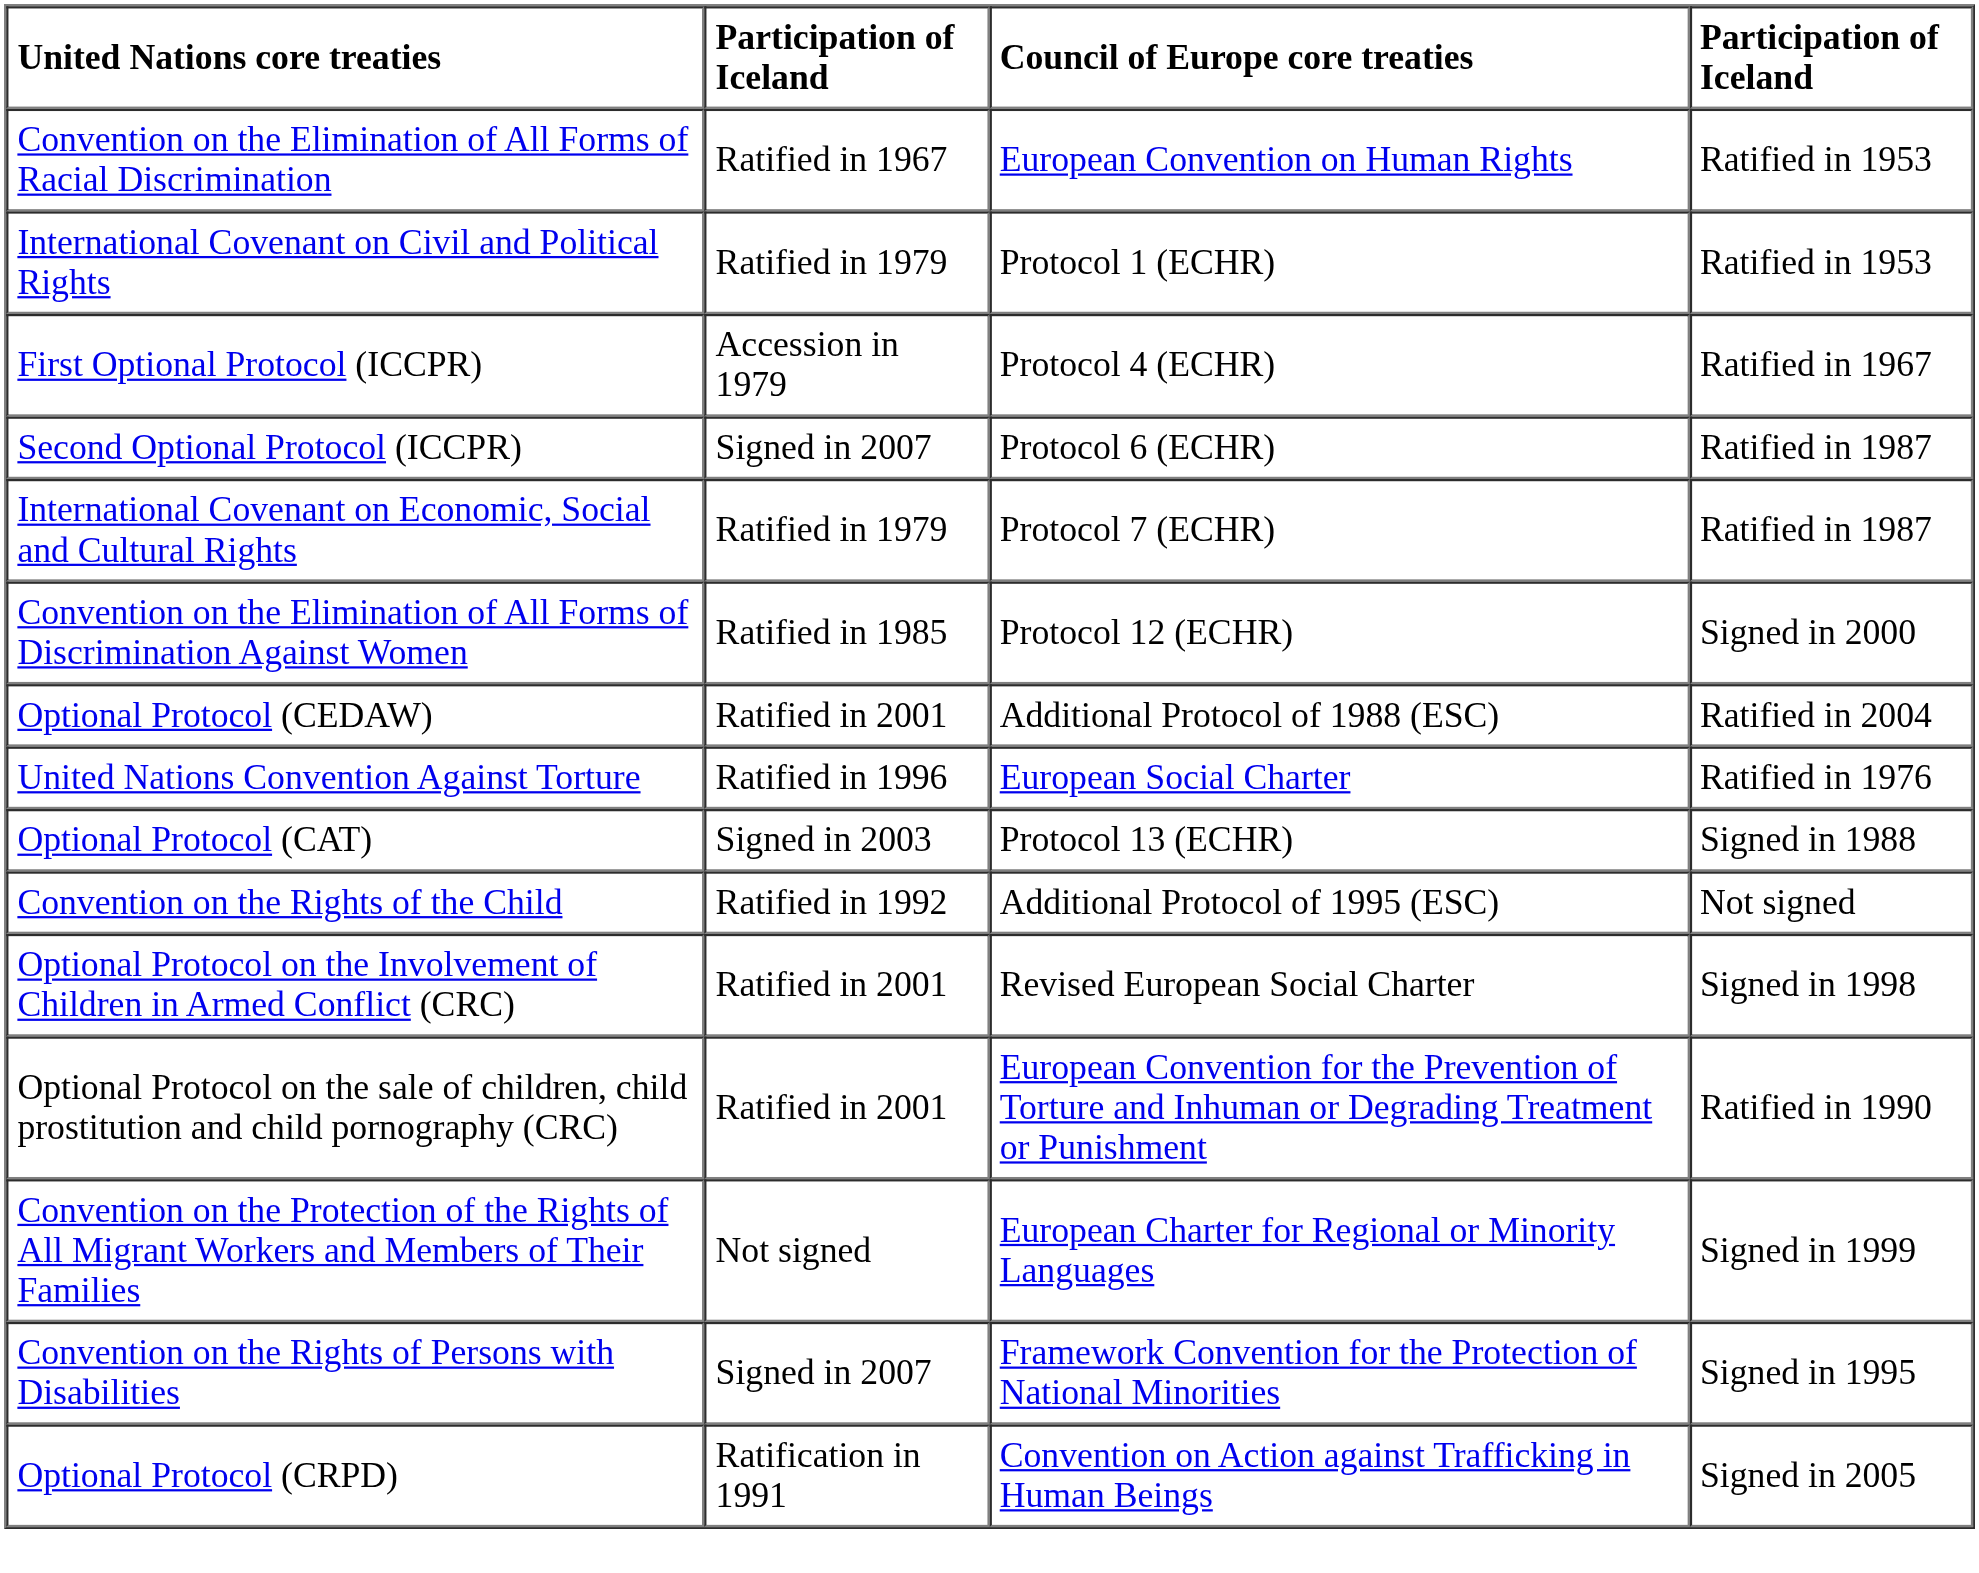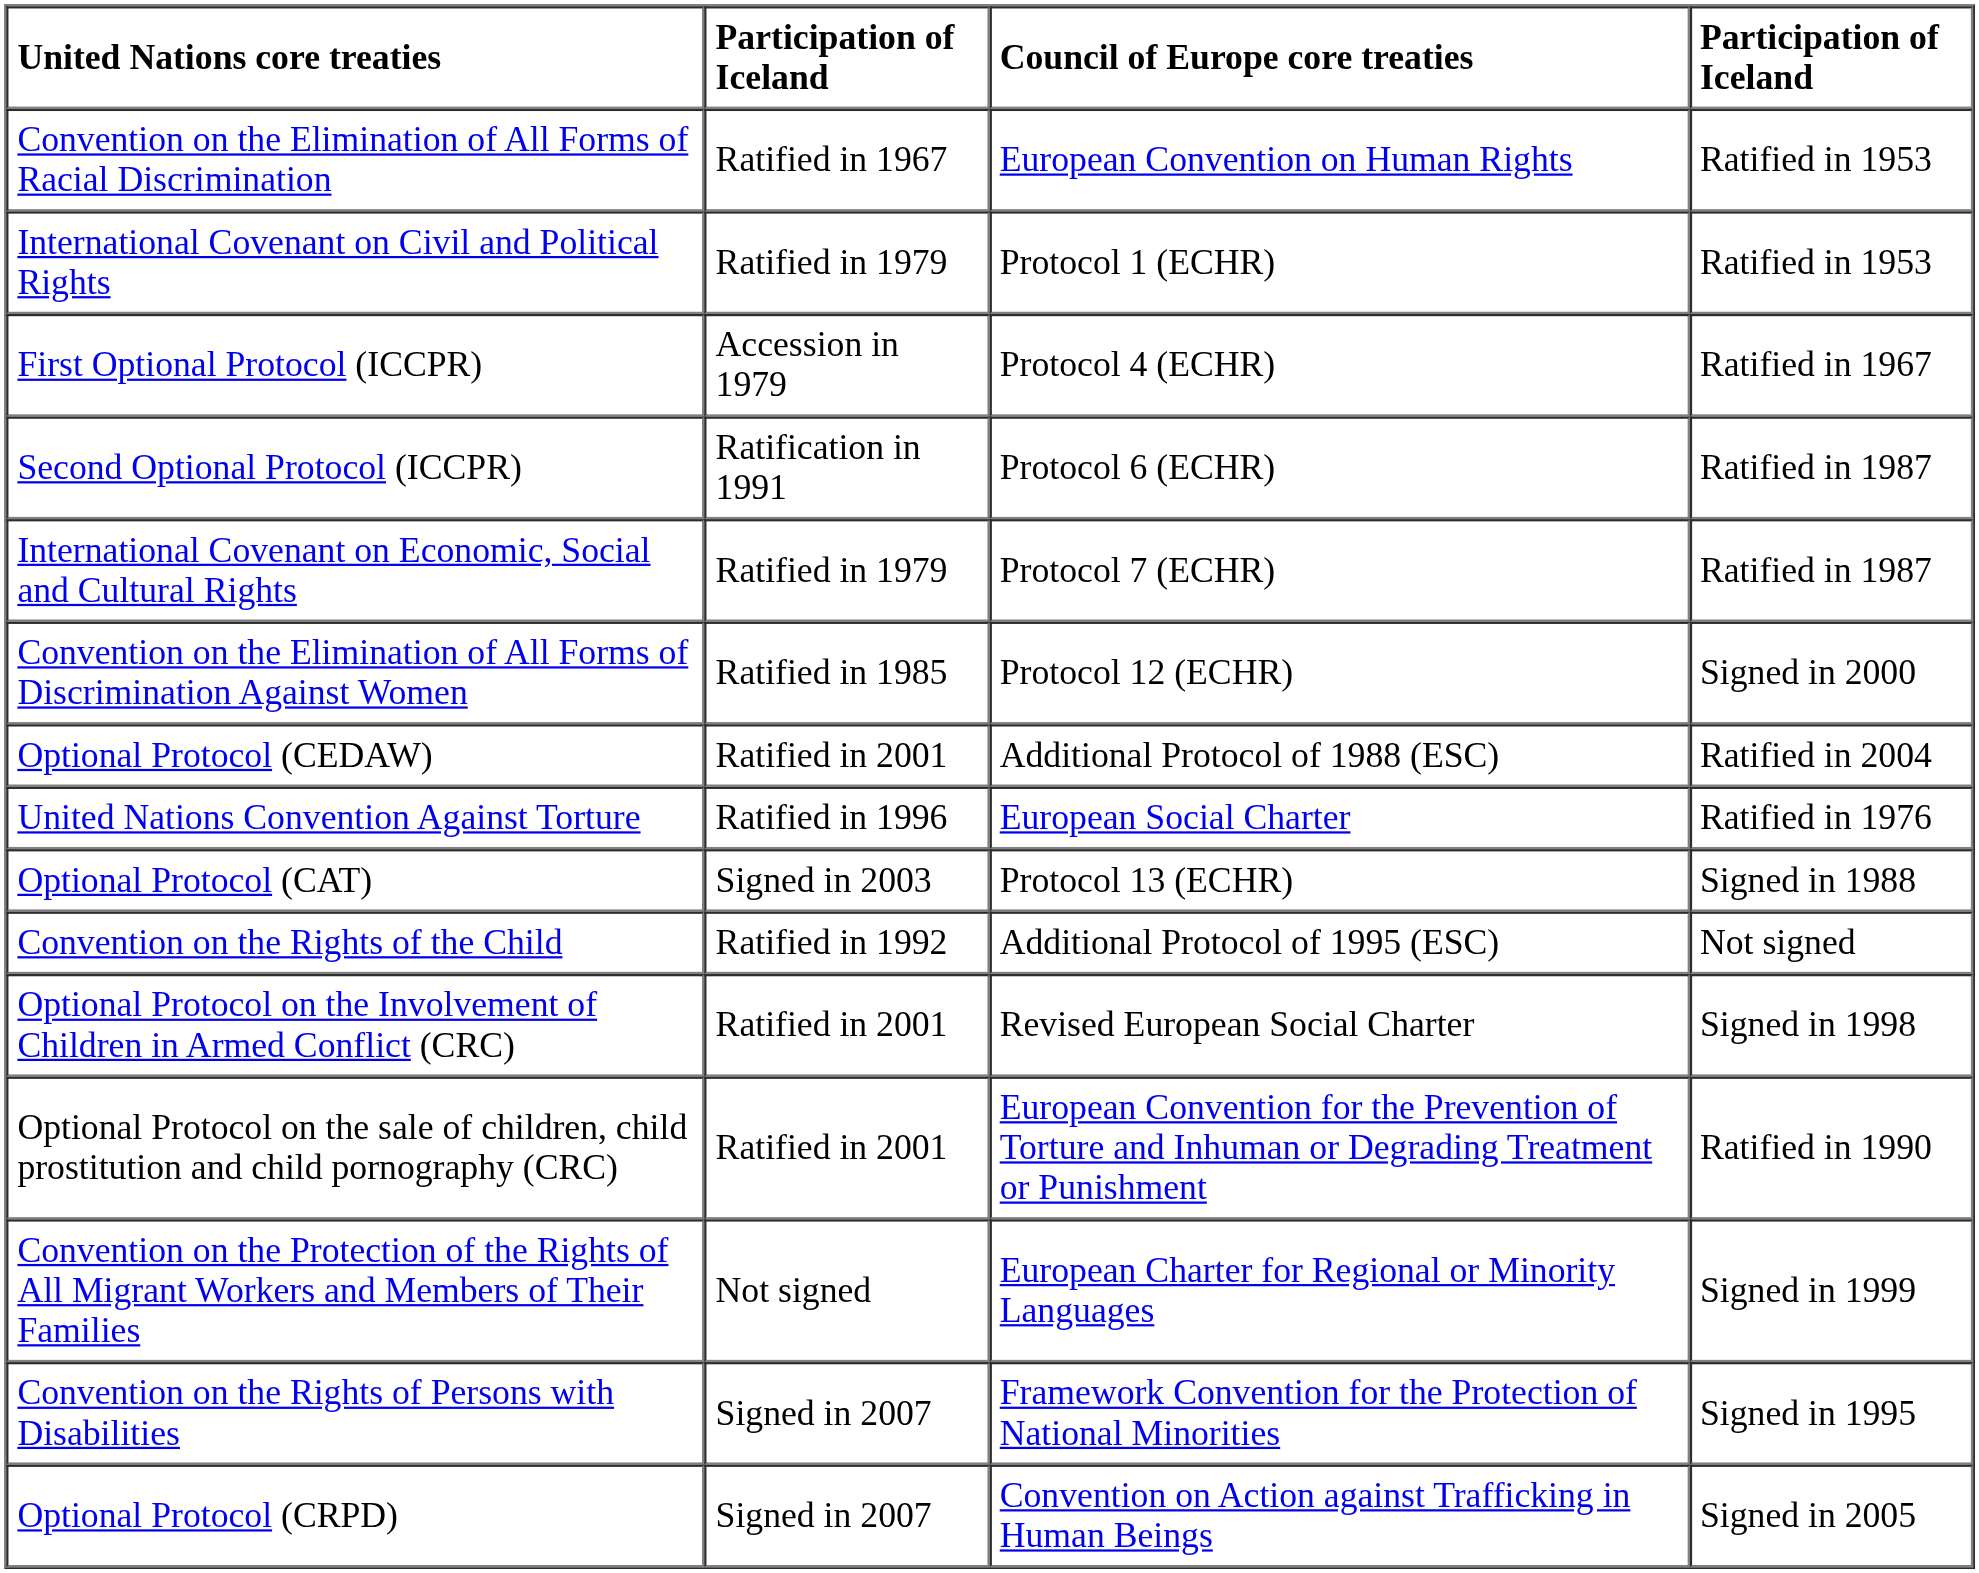(824, 447) Signed in 2007 -> (818, 467) Ratification in 1991
(818, 1475) Ratification in 1991 -> (824, 1515) Signed in 2007
